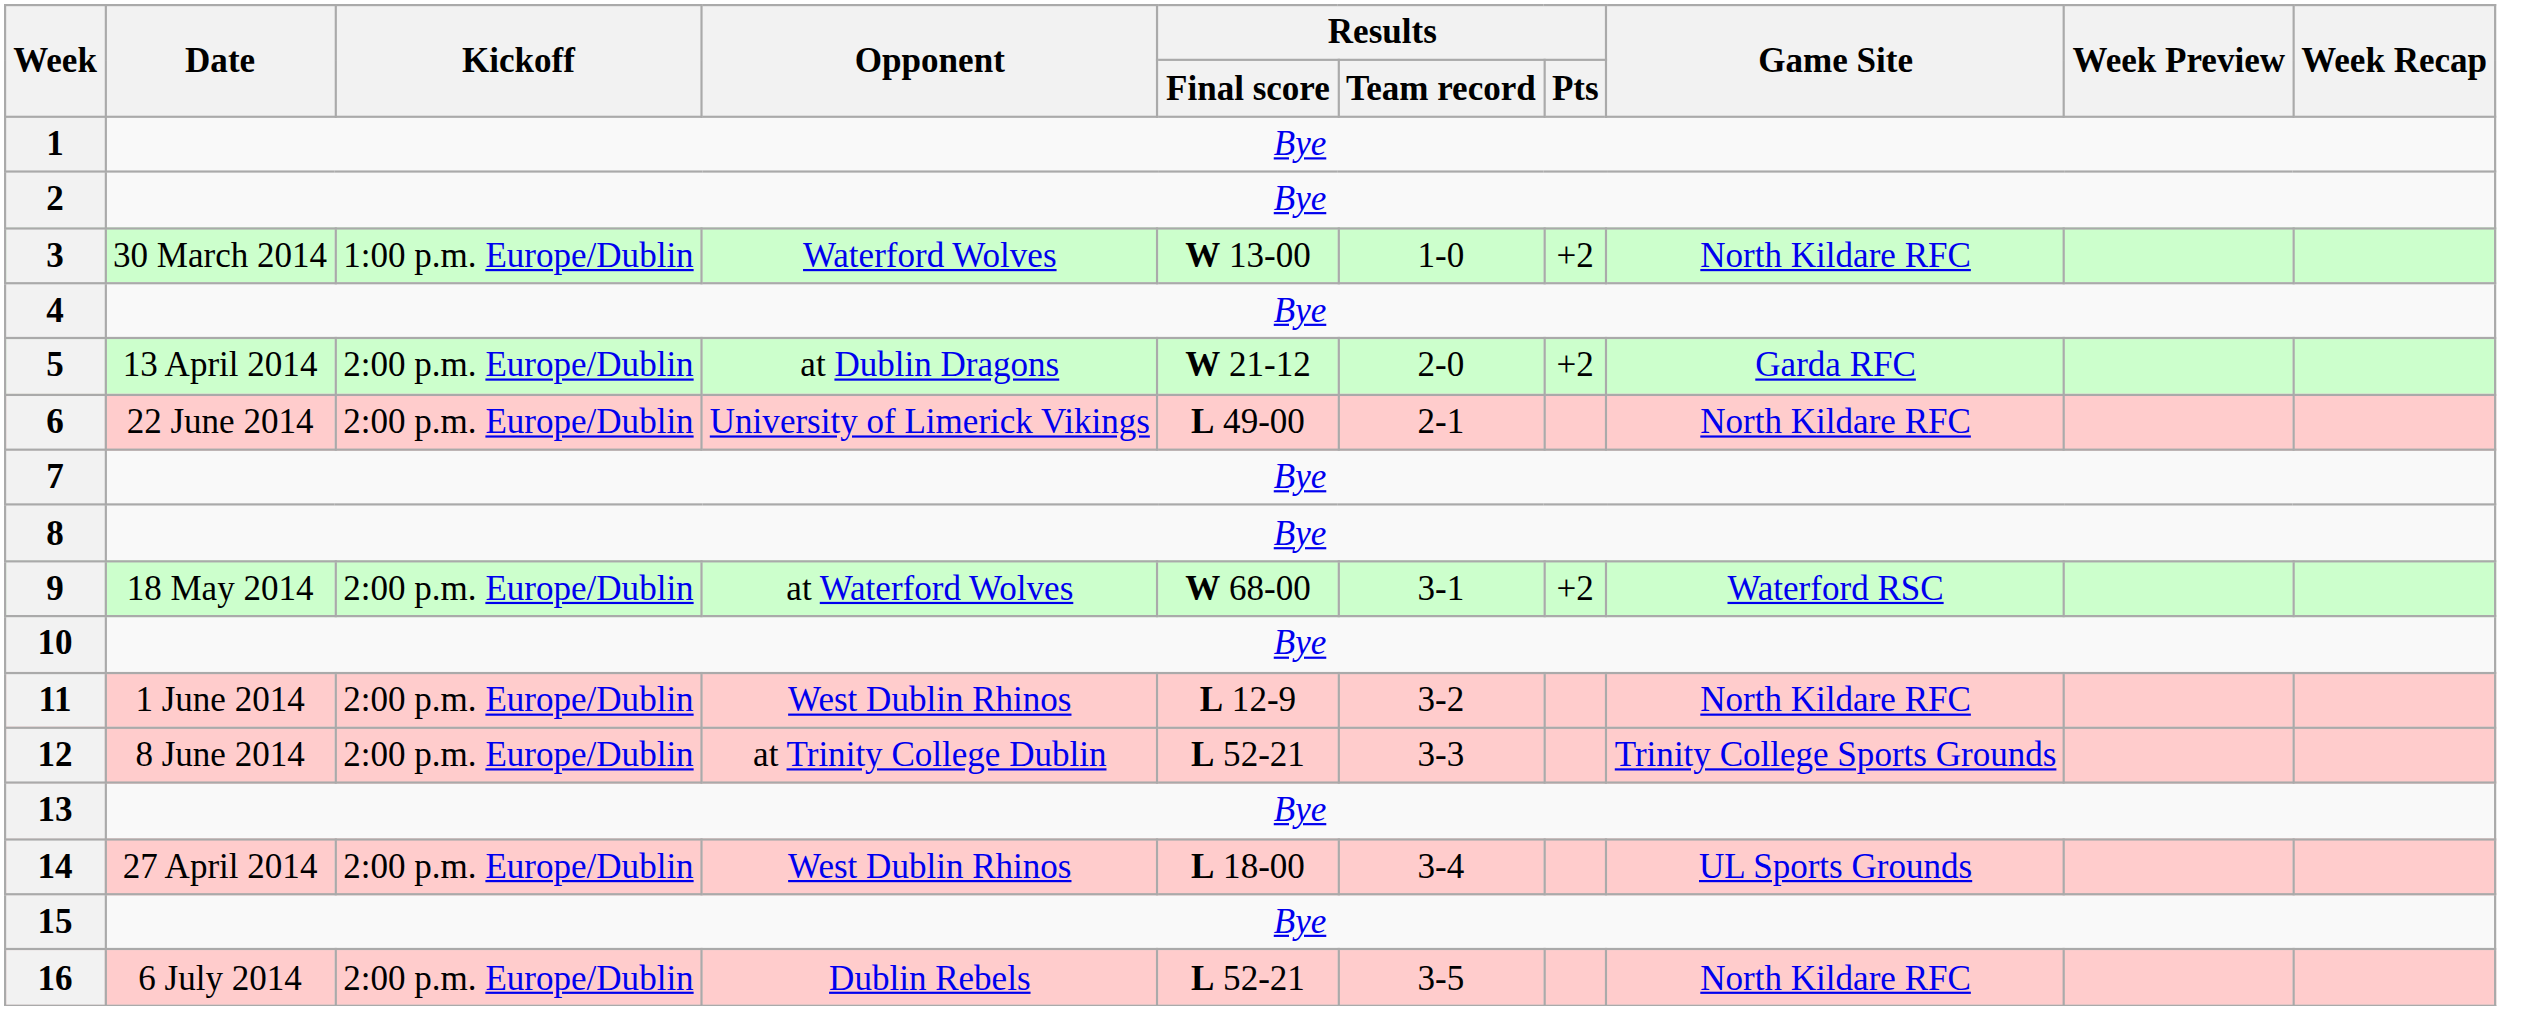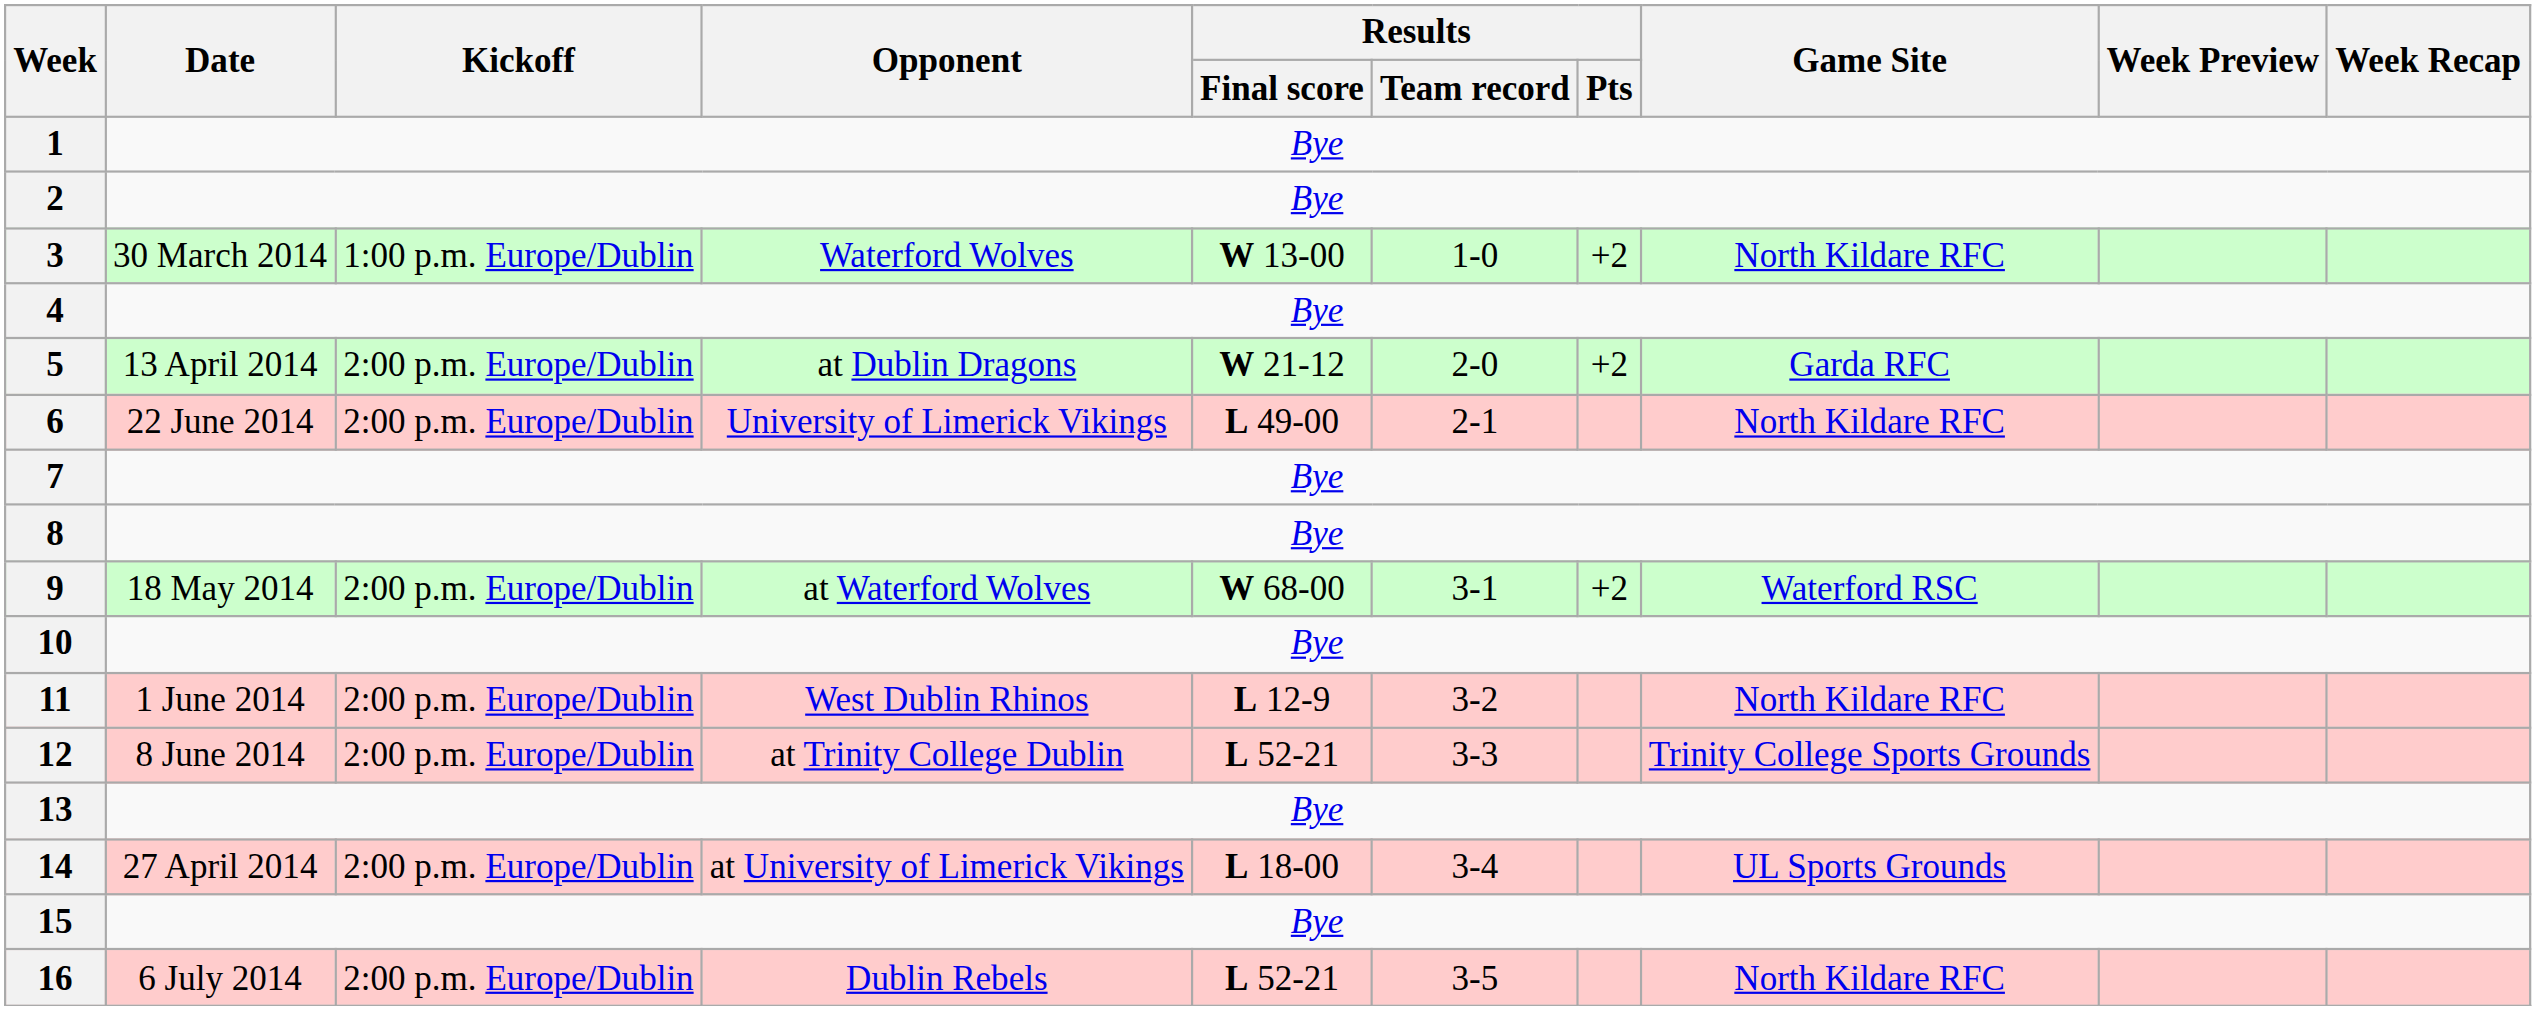(930, 865) West Dublin Rhinos -> (947, 865) at University of Limerick Vikings
